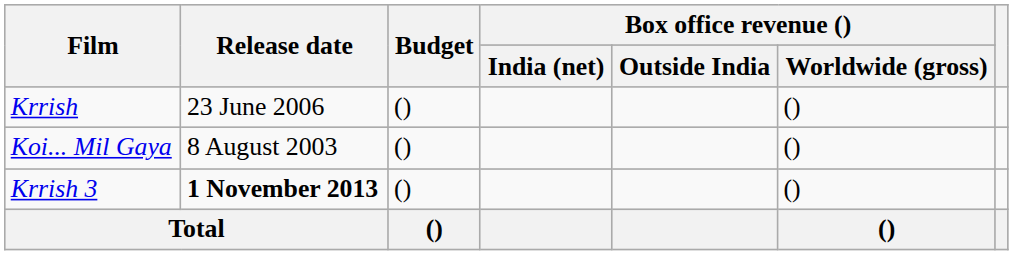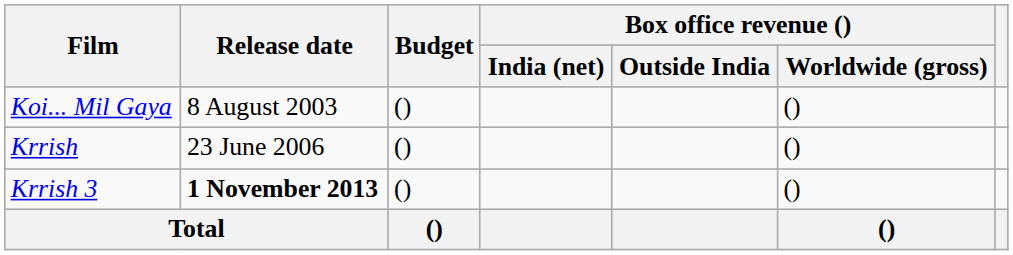rows swapped: (91, 147) <-> (44, 106)
